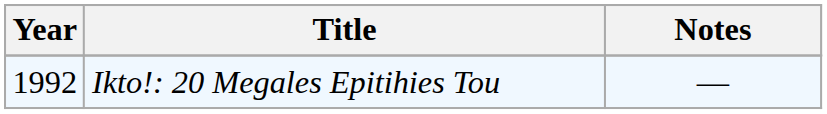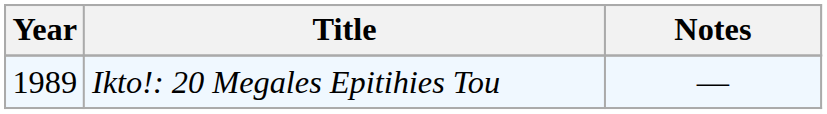(45, 81) 1992 -> (45, 81) 1989
